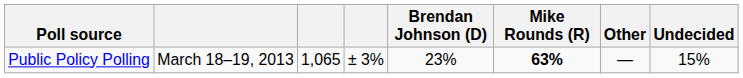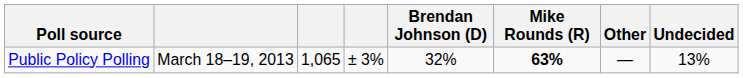(441, 60) 23% -> (441, 60) 32%
(694, 60) 15% -> (694, 60) 13%
